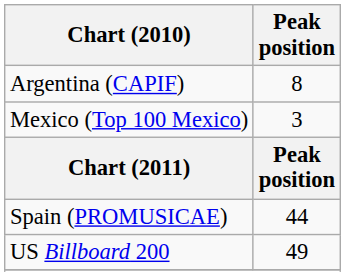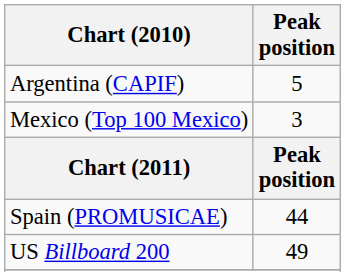(297, 83) 8 -> (297, 83) 5
